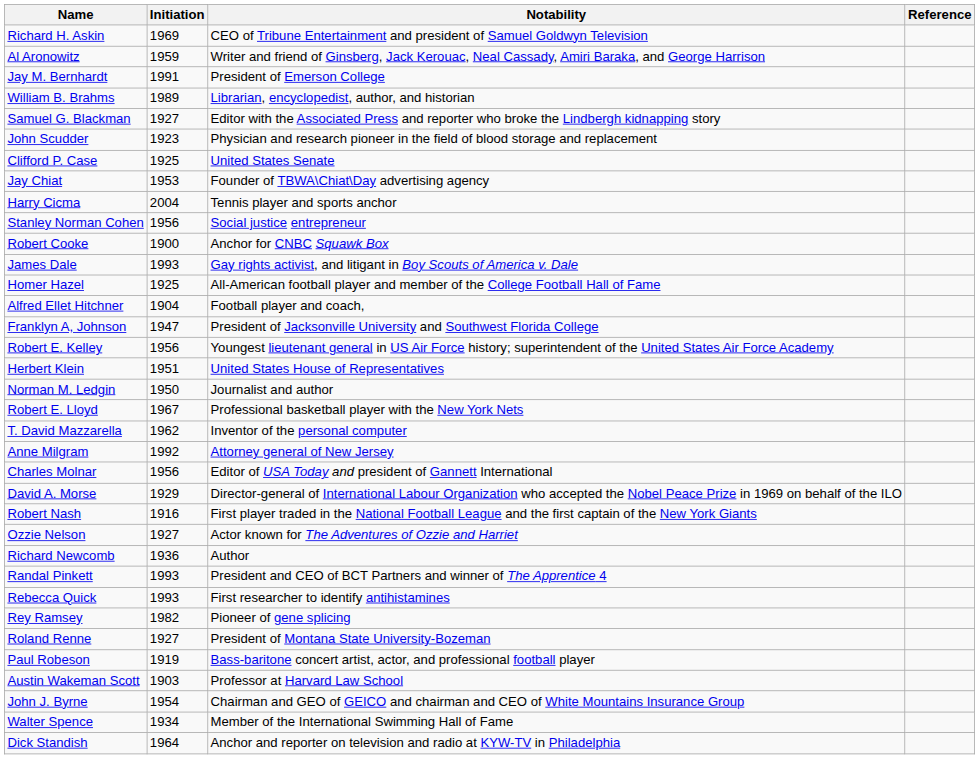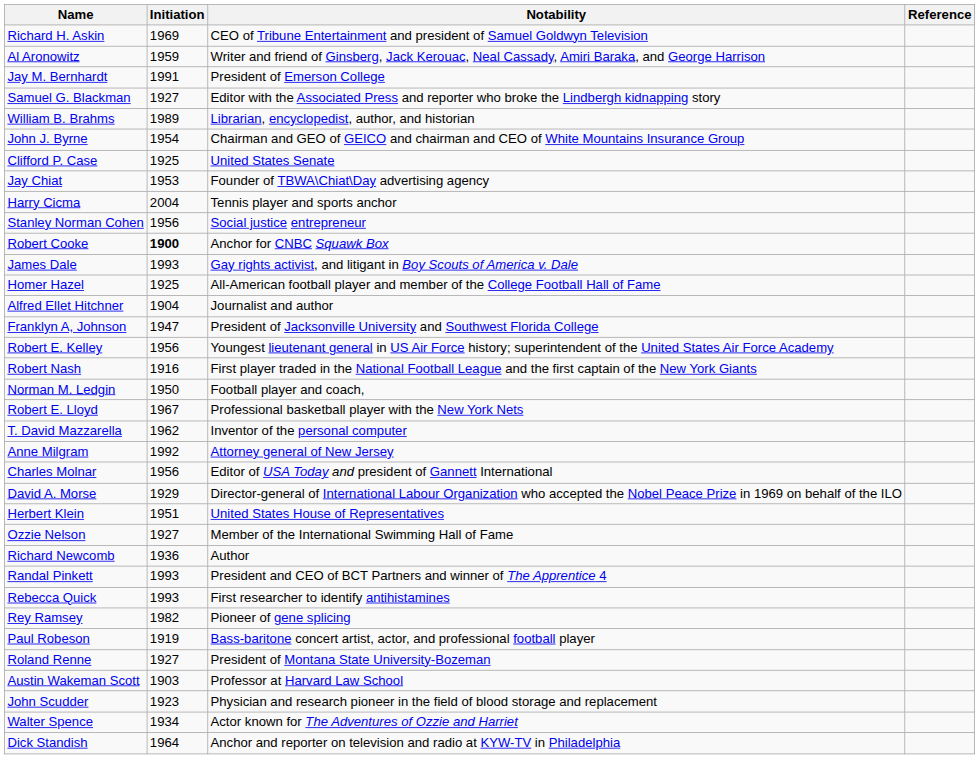rows swapped: (69, 118) <-> (61, 98)
rows swapped: (48, 701) <-> (48, 139)
(164, 243) normal -> (164, 243) bold
(288, 306) Football player and coach, -> (272, 306) Journalist and author
rows swapped: (46, 368) <-> (44, 514)
(272, 389) Journalist and author -> (288, 389) Football player and coach,
(364, 535) Actor known for The Adventures of Ozzie and Harriet -> (362, 535) Member of the International Swimming Hall of Fame
rows swapped: (49, 639) <-> (49, 659)
(362, 722) Member of the International Swimming Hall of Fame -> (364, 722) Actor known for The Adventures of Ozzie and Harriet
